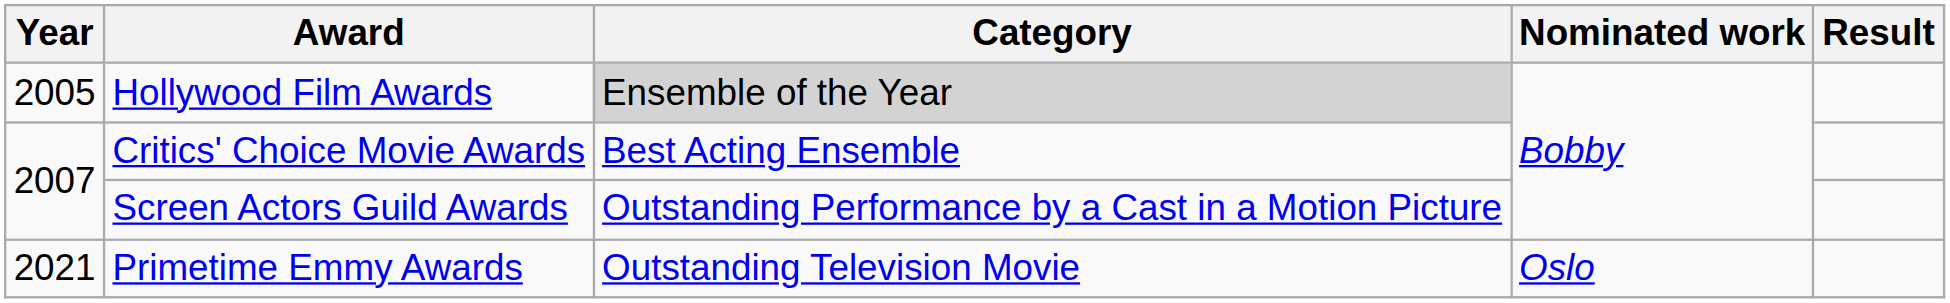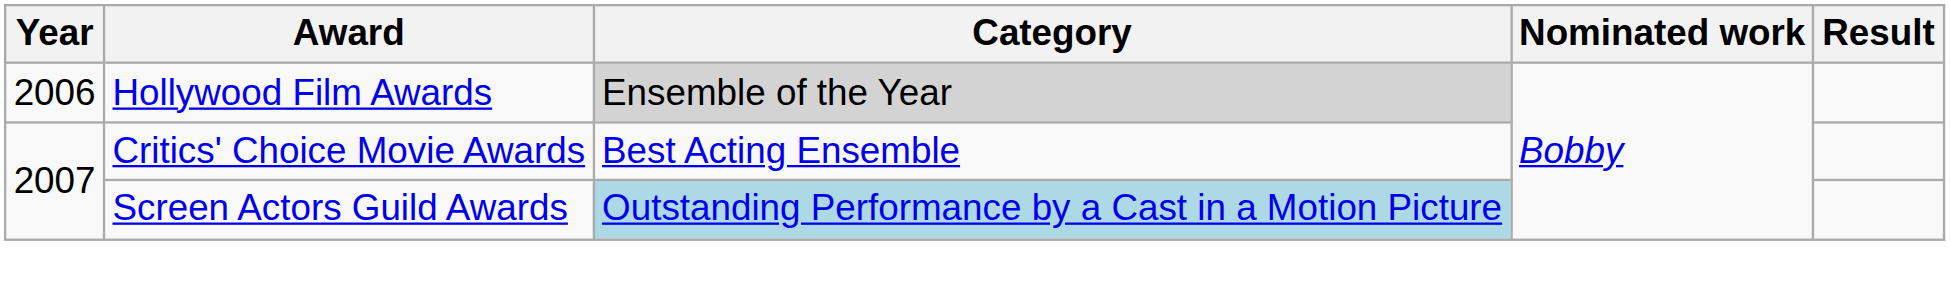(55, 92) 2005 -> (55, 92) 2006
(1052, 208) no background -> (1052, 208) lightblue background
- row: (318, 267)
